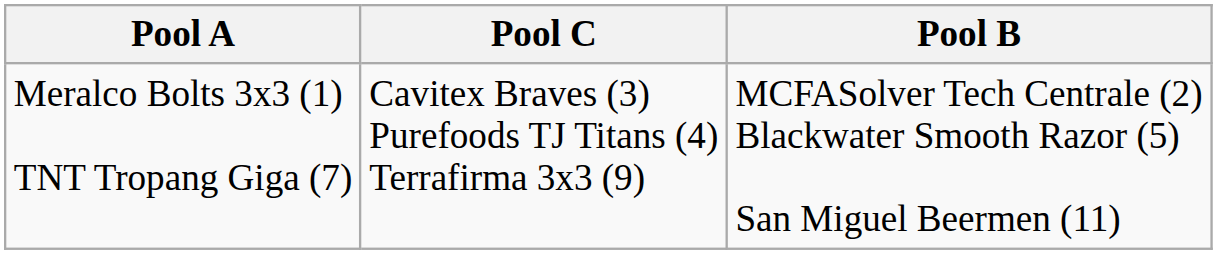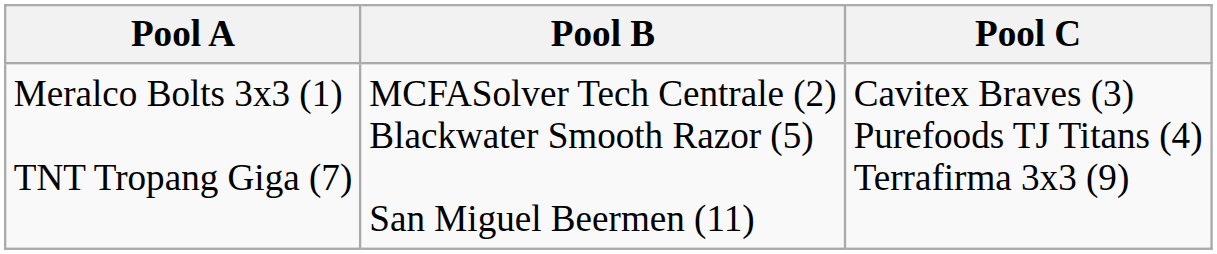columns swapped: (969, 33) <-> (544, 33)
